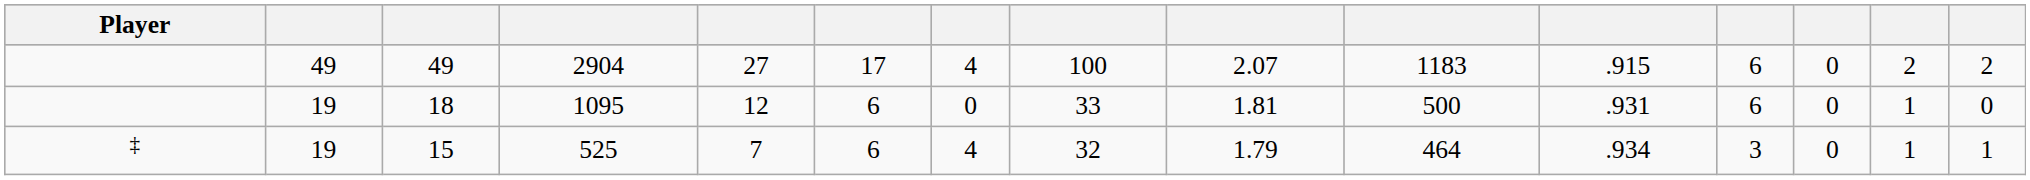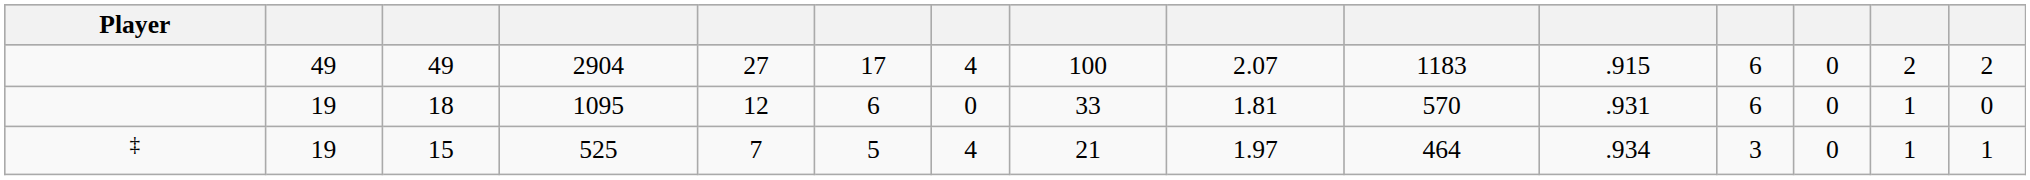(1442, 106) 500 -> (1442, 106) 570
(873, 150) 6 -> (873, 150) 5
(1088, 150) 32 -> (1088, 150) 21
(1256, 150) 1.79 -> (1256, 150) 1.97
